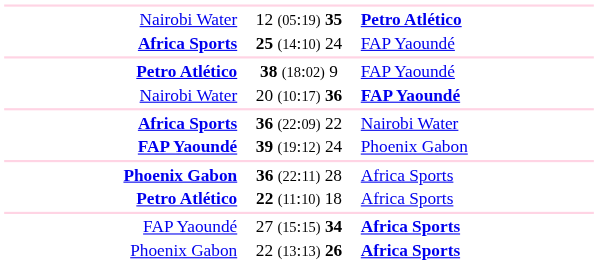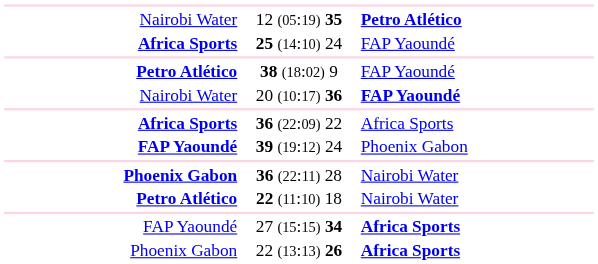(410, 123) Nairobi Water -> (407, 123) Africa Sports
(407, 175) Africa Sports -> (410, 175) Nairobi Water
(407, 198) Africa Sports -> (410, 198) Nairobi Water
